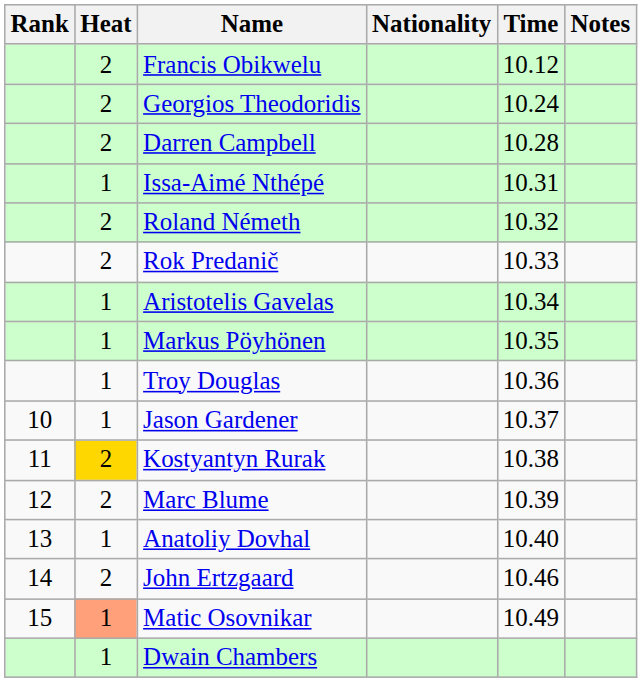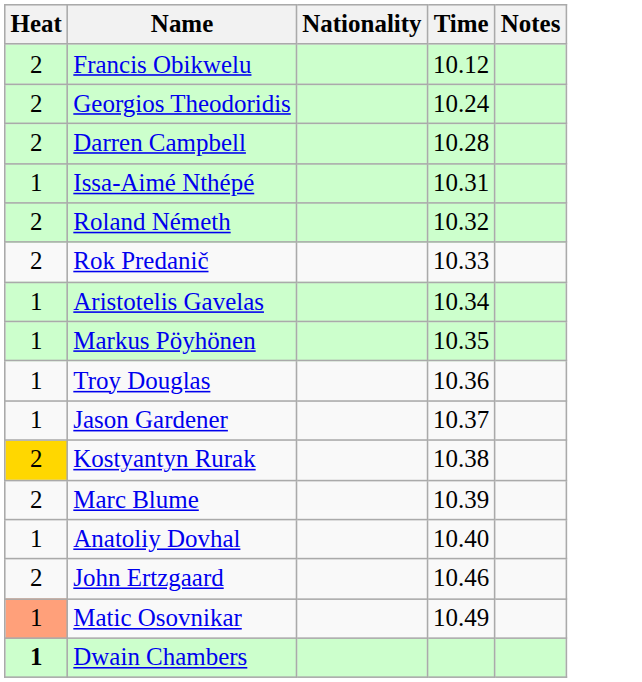- column: (40, 24)
(106, 657) normal -> (36, 657) bold
